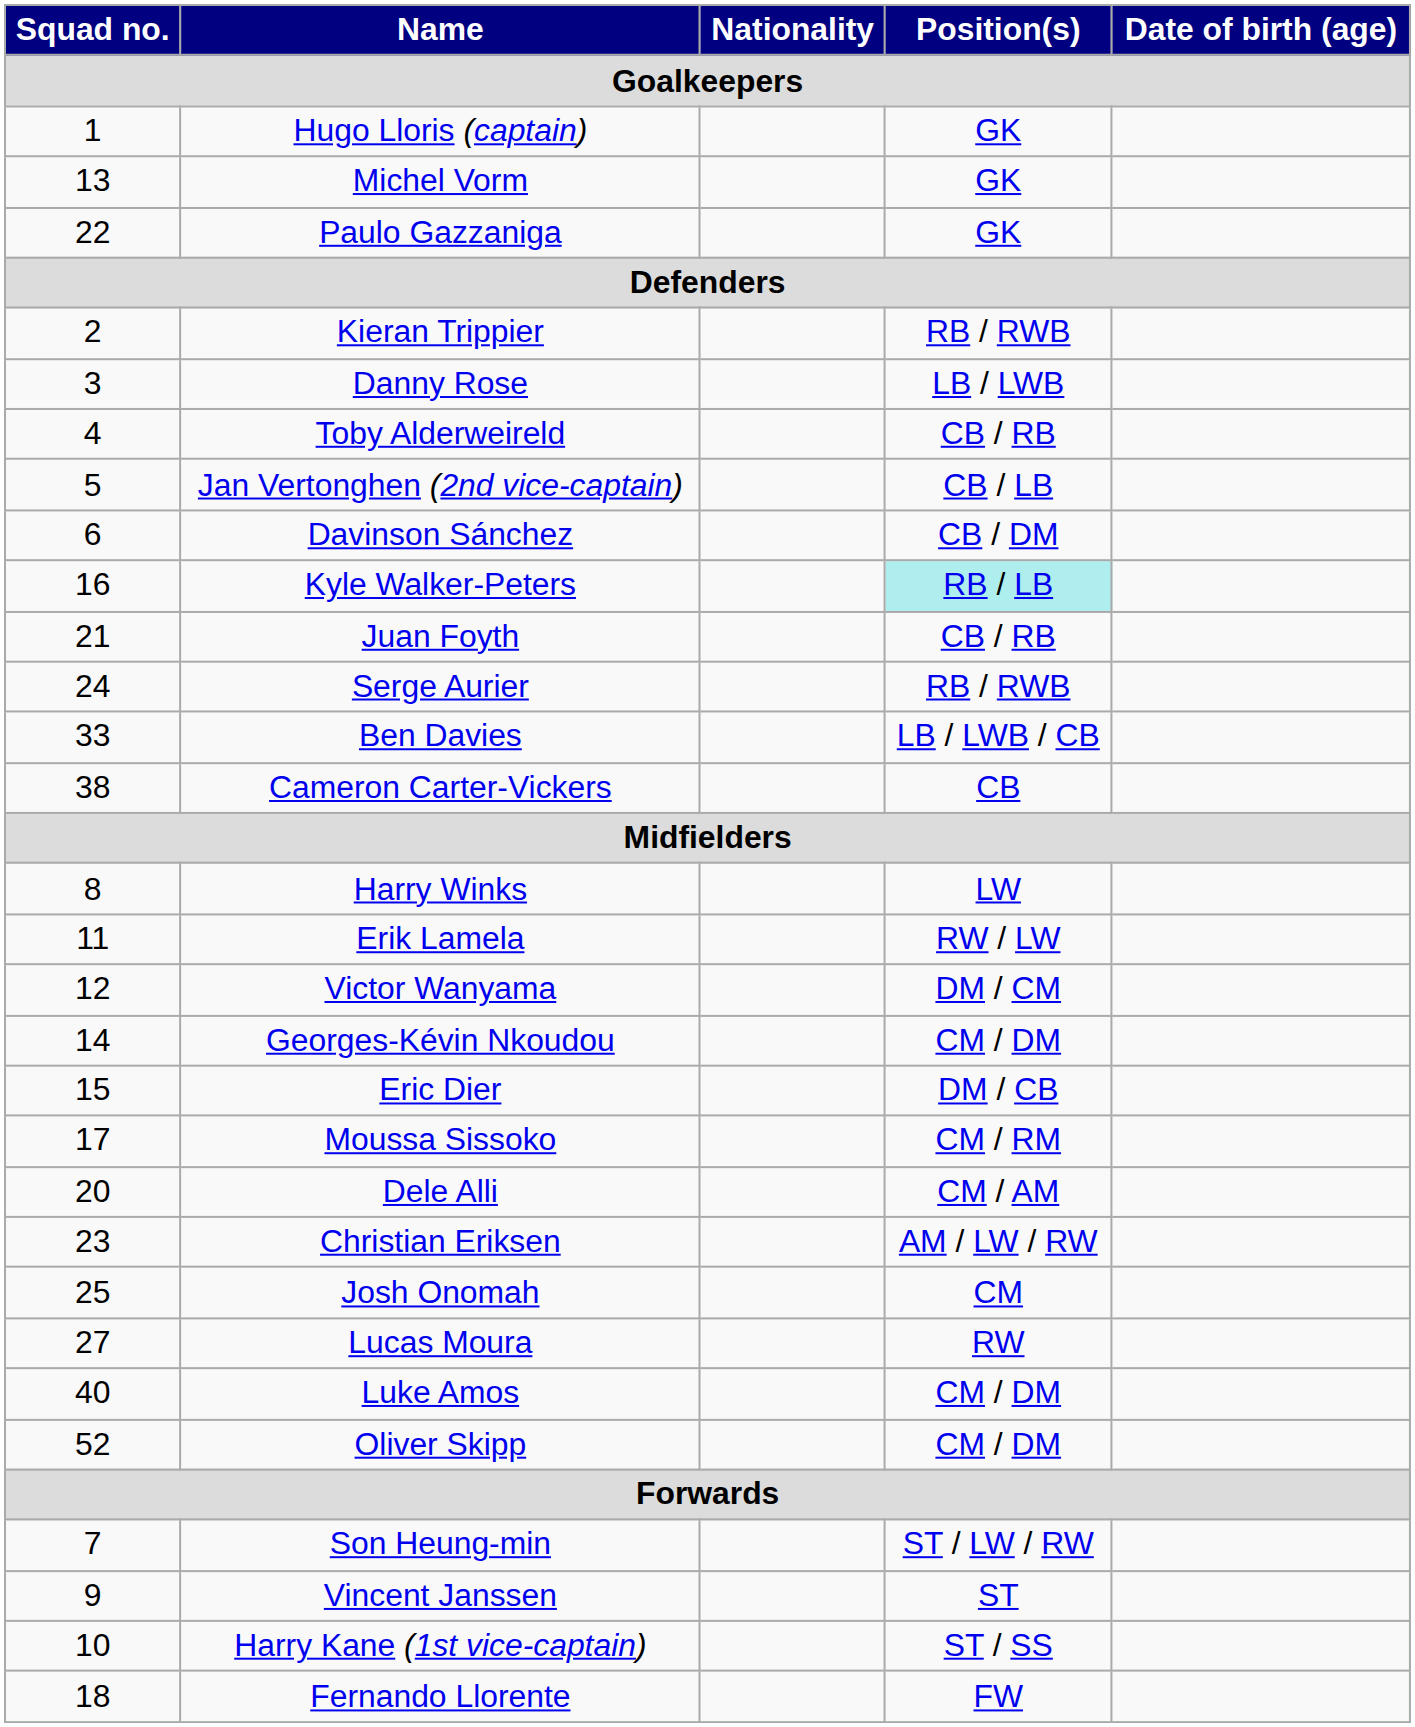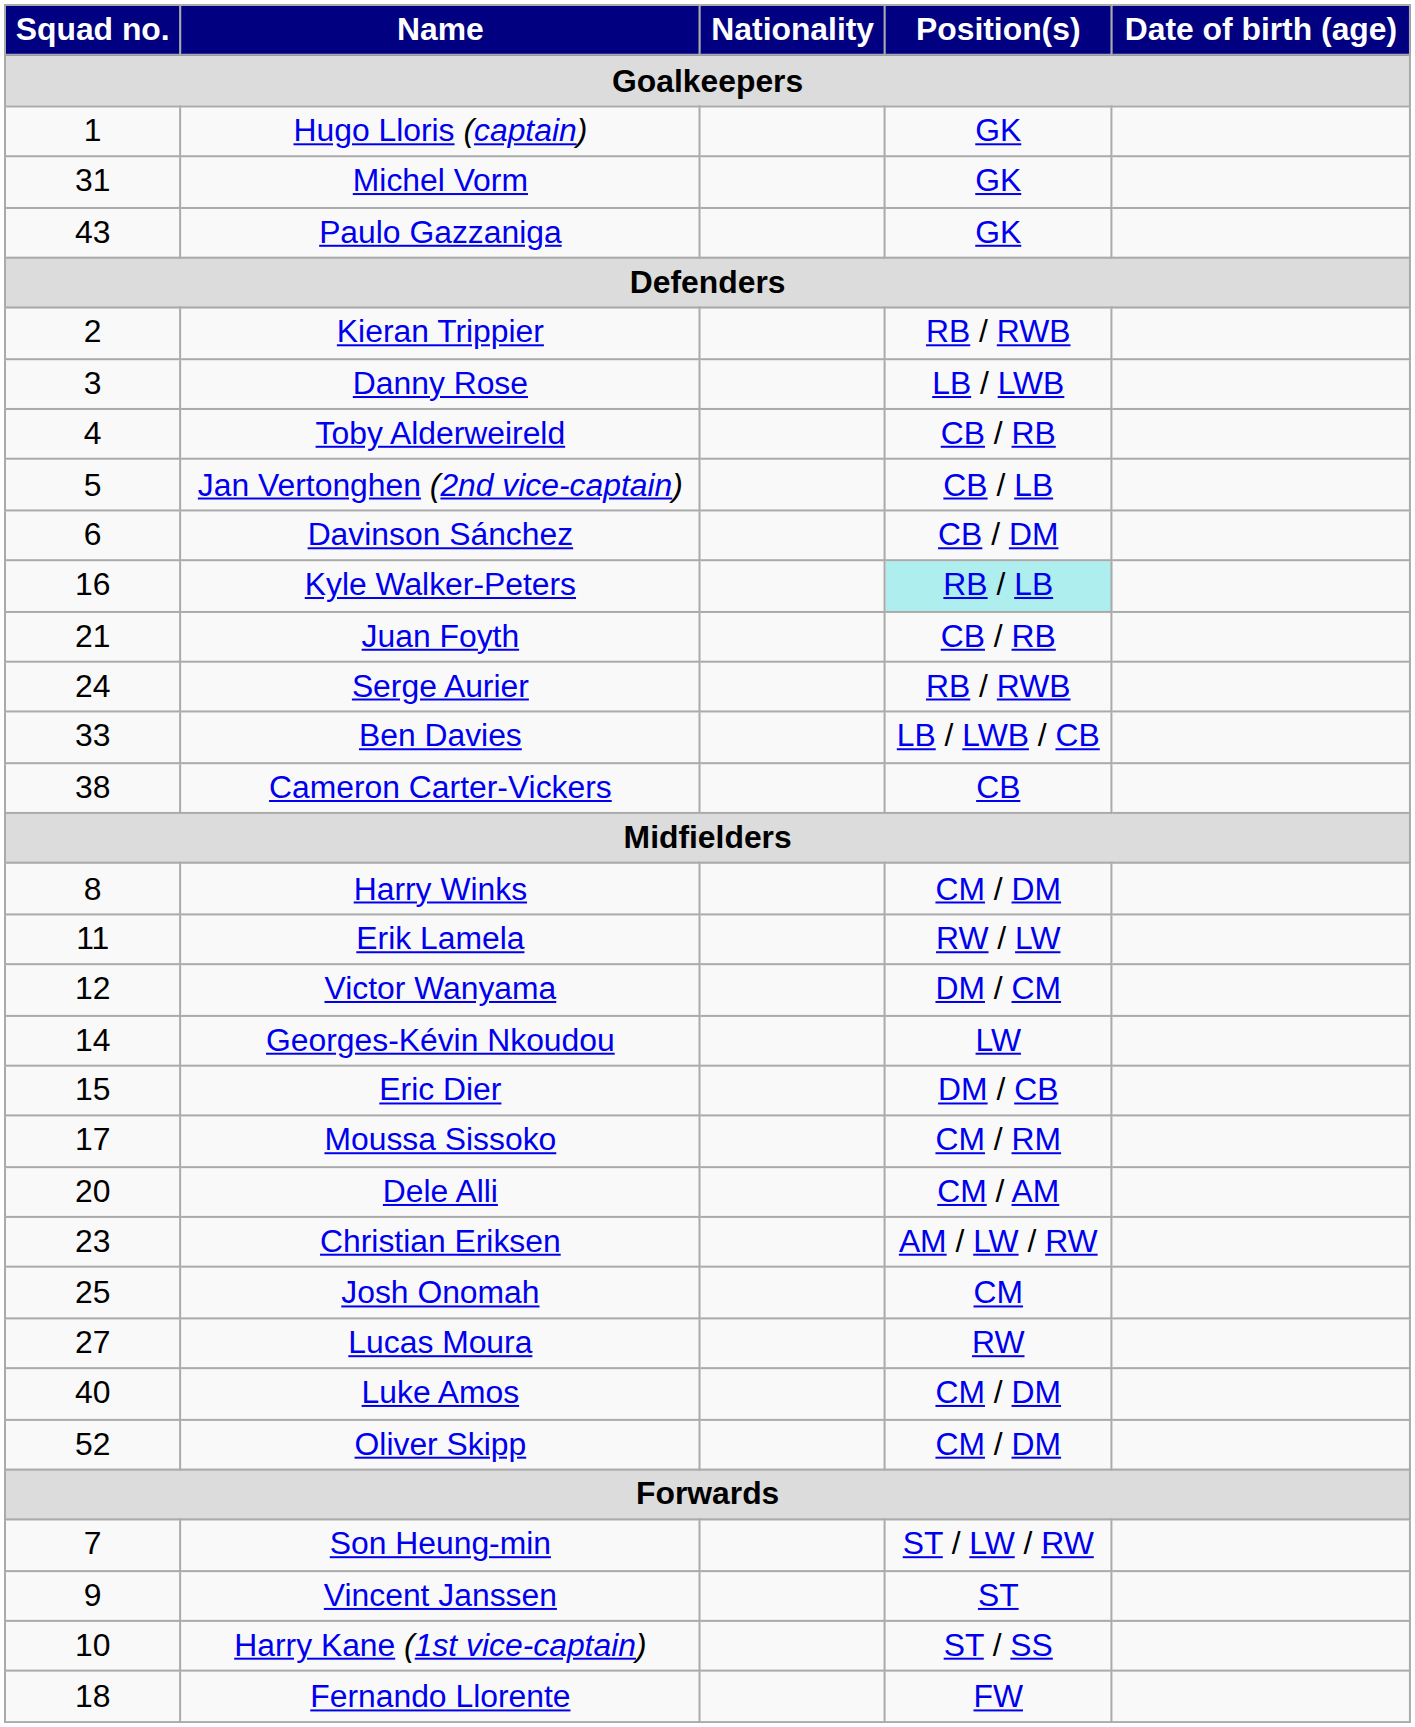(93, 181) 13 -> (93, 181) 31
(93, 231) 22 -> (93, 231) 43
(998, 888) LW -> (998, 888) CM / DM
(998, 1039) CM / DM -> (998, 1039) LW
